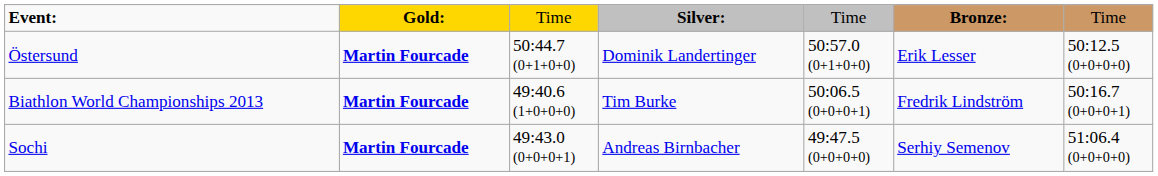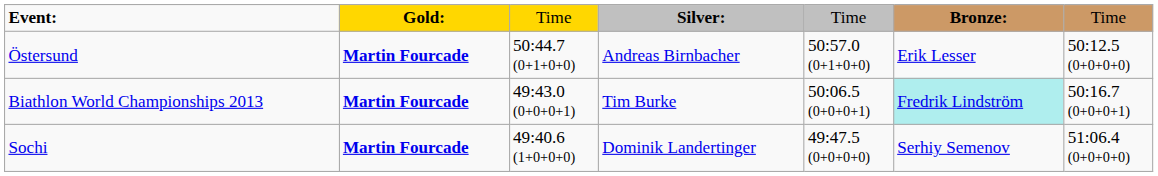(679, 54) Dominik Landertinger -> (671, 54) Andreas Birnbacher
(544, 101) 49:40.6 (1+0+0+0) -> (544, 101) 49:43.0 (0+0+0+1)
(960, 101) no background -> (960, 101) paleturquoise background
(544, 147) 49:43.0 (0+0+0+1) -> (544, 147) 49:40.6 (1+0+0+0)
(671, 147) Andreas Birnbacher -> (679, 147) Dominik Landertinger
